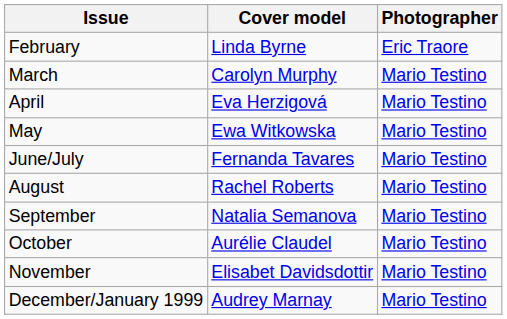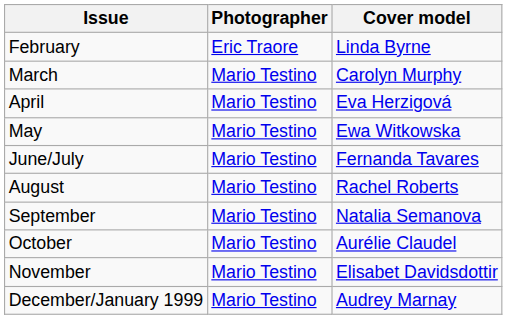columns swapped: (292, 18) <-> (440, 18)
